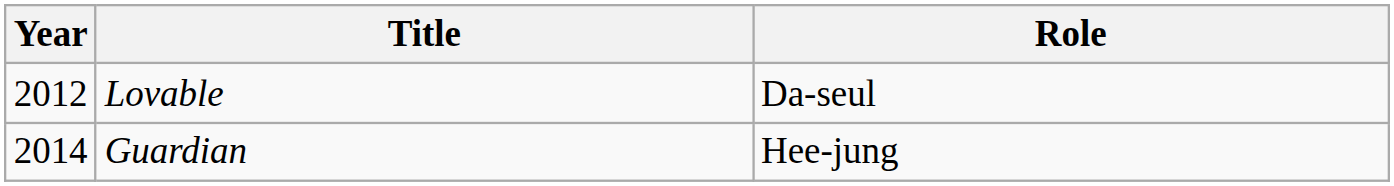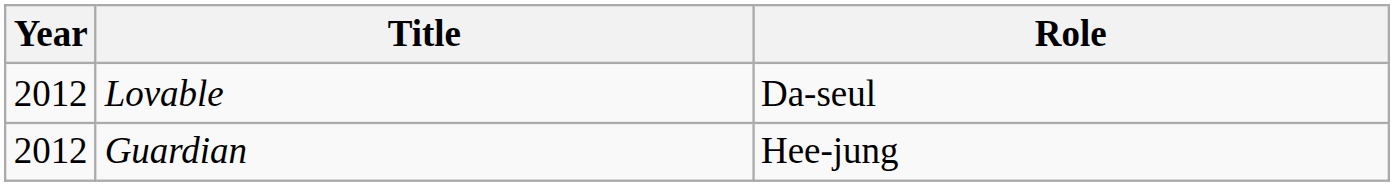(51, 151) 2014 -> (51, 151) 2012
